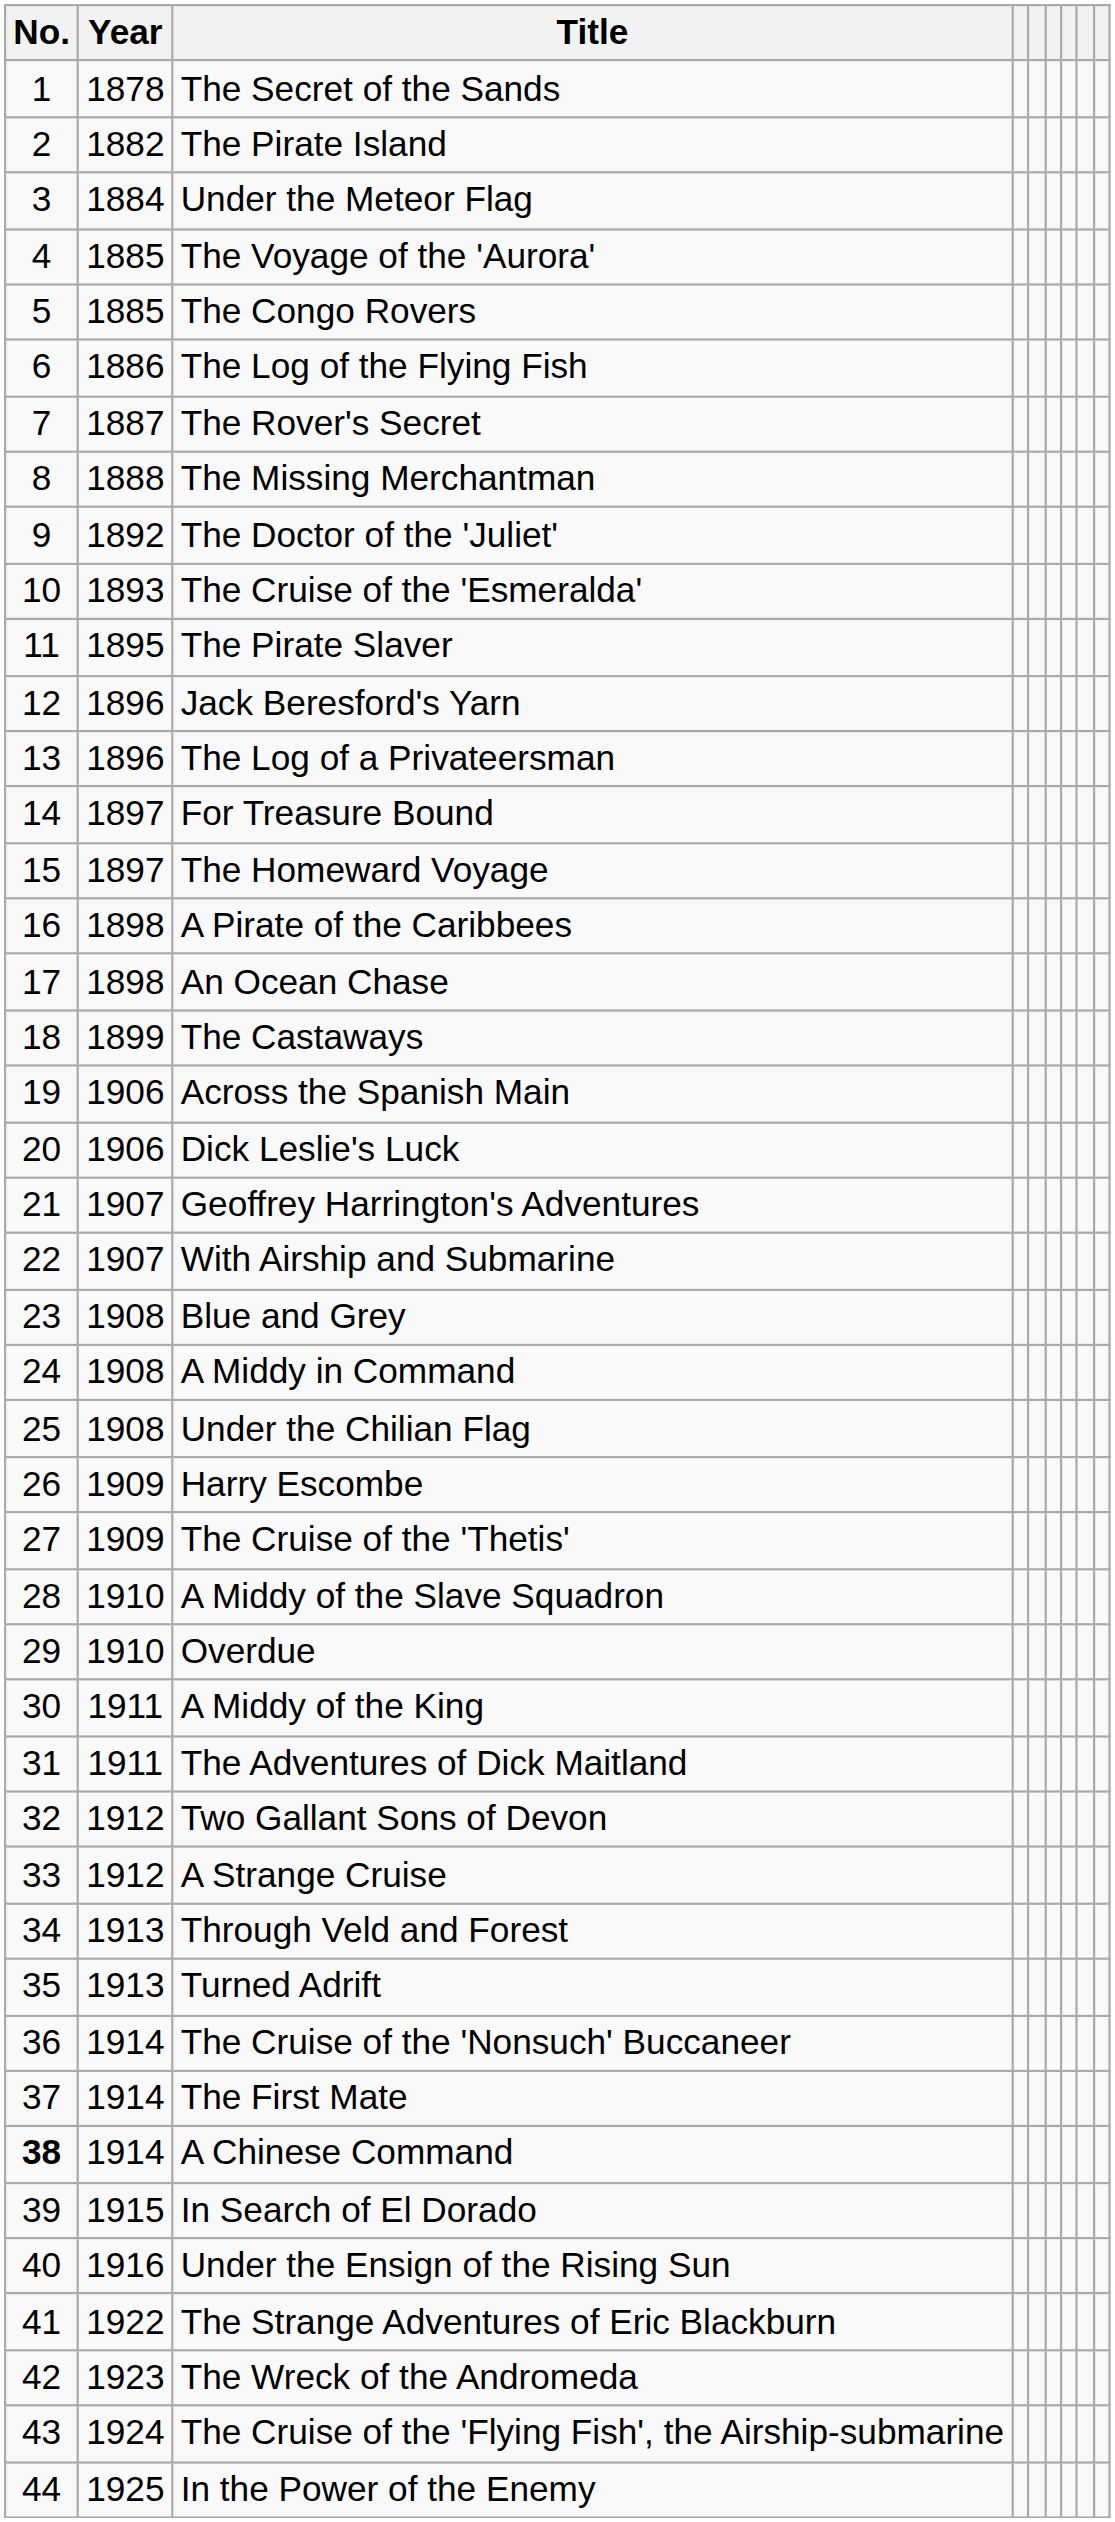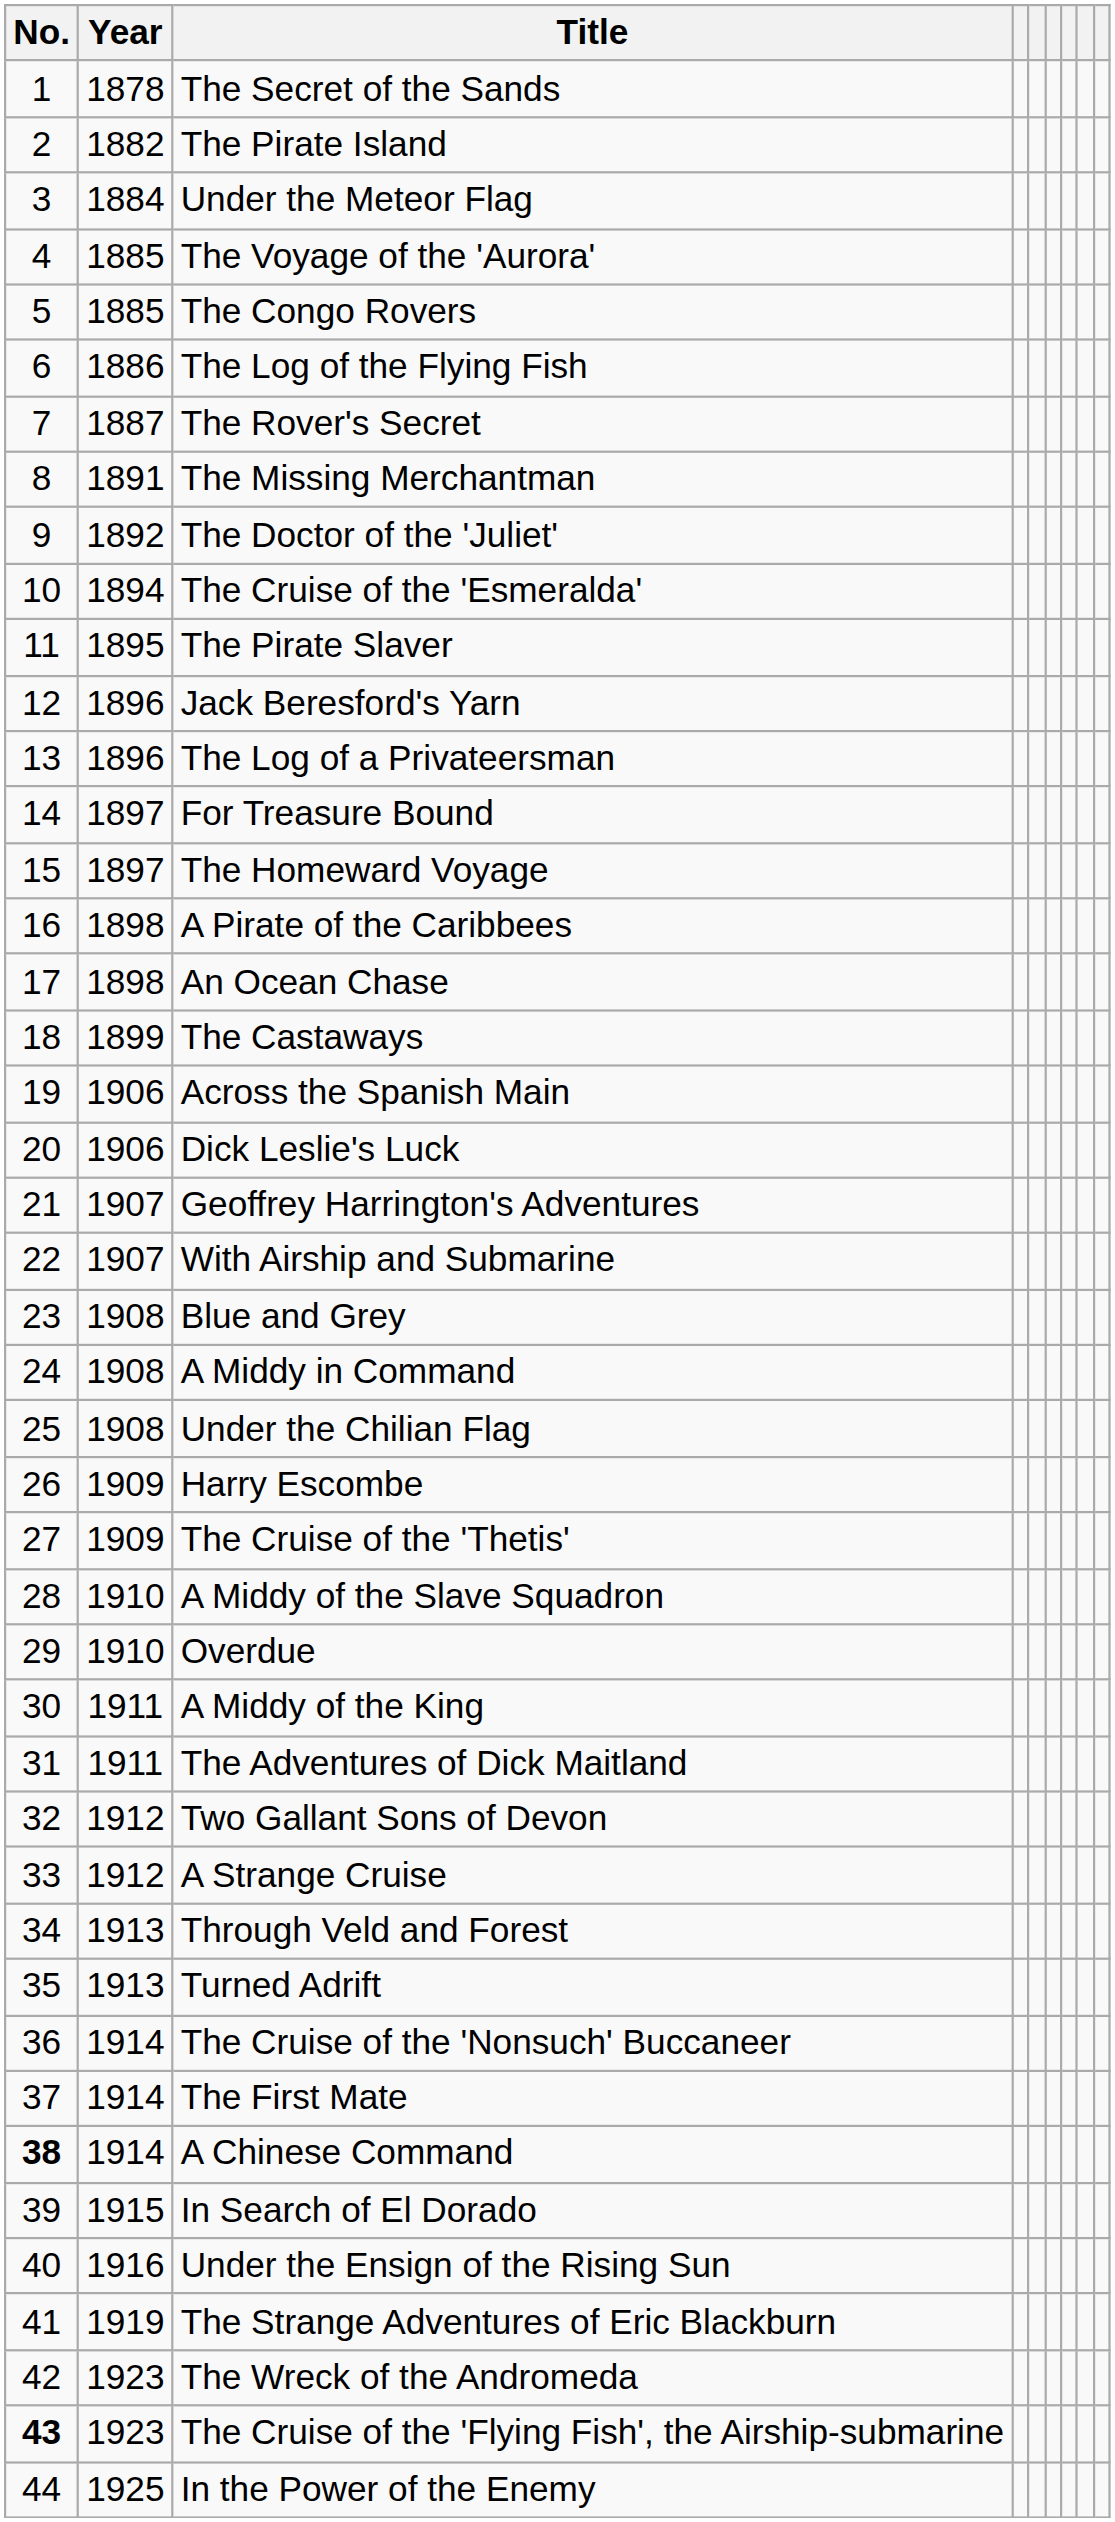(125, 479) 1888 -> (125, 479) 1891
(125, 590) 1893 -> (125, 590) 1894
(125, 2321) 1922 -> (125, 2321) 1919
(42, 2432) normal -> (42, 2432) bold
(125, 2432) 1924 -> (125, 2432) 1923
